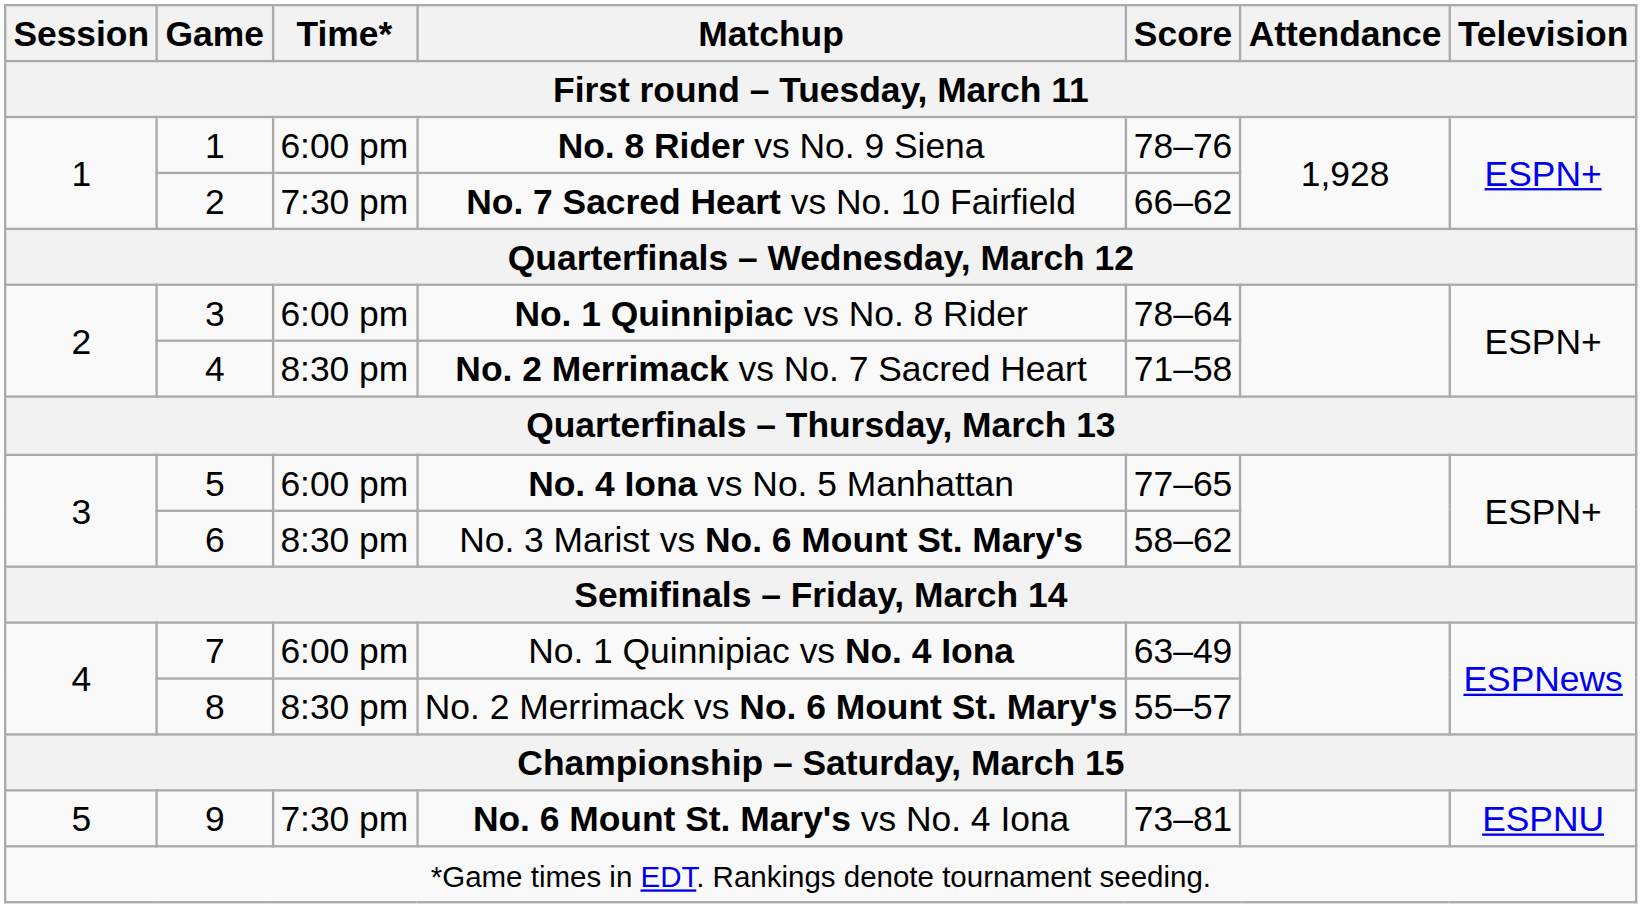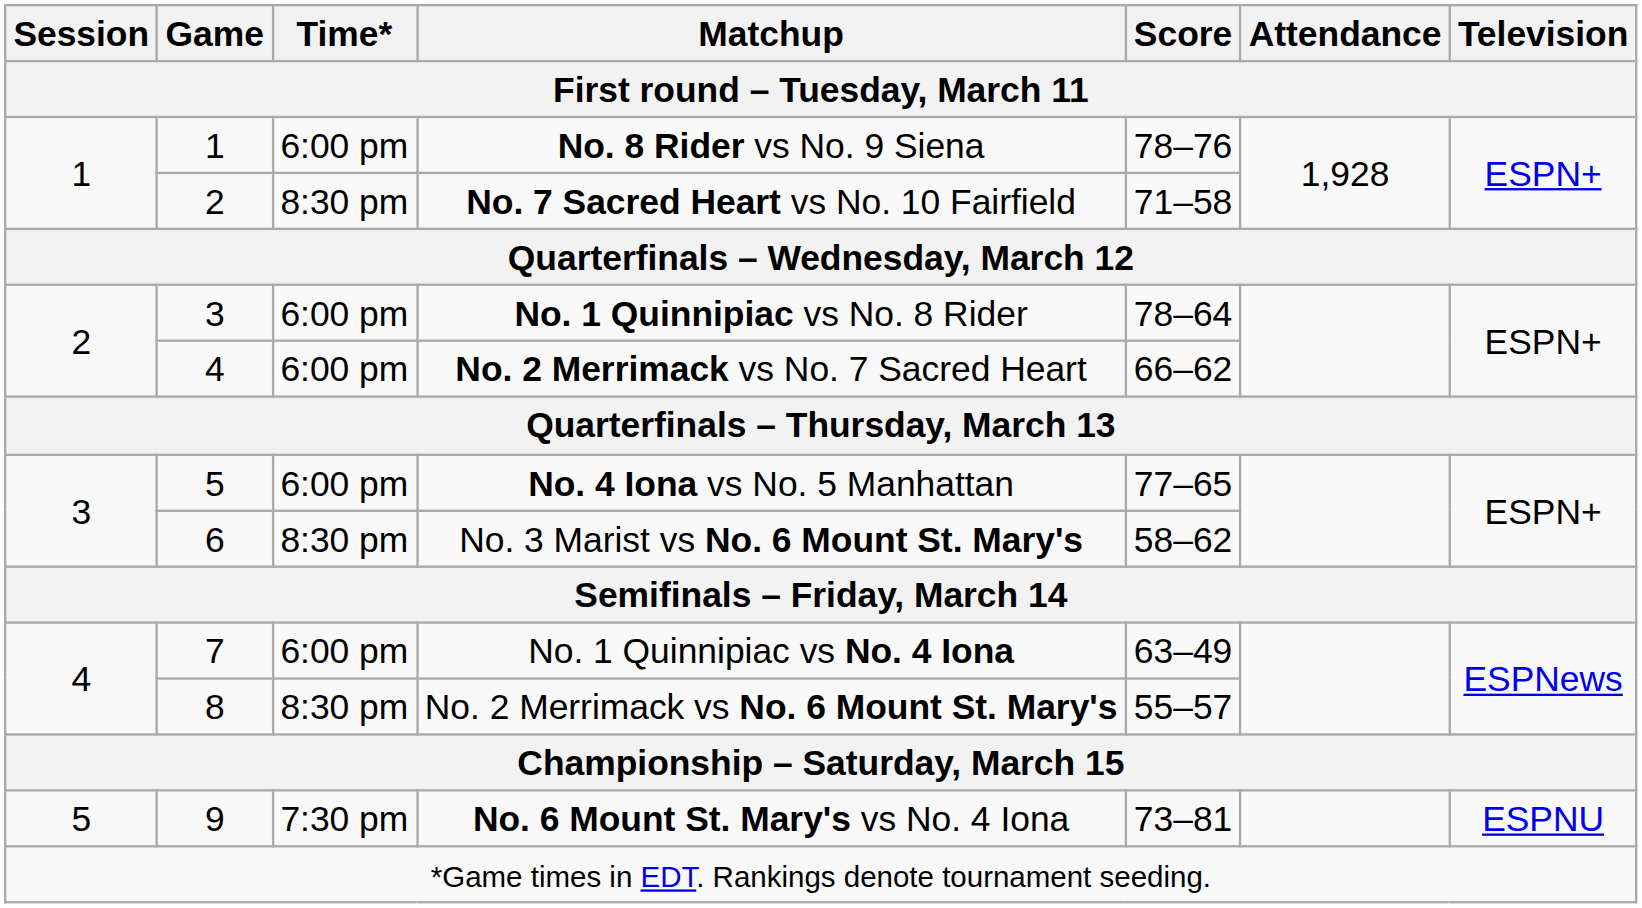(344, 202) 7:30 pm -> (344, 202) 8:30 pm
(1183, 202) 66–62 -> (1183, 202) 71–58
(344, 370) 8:30 pm -> (344, 370) 6:00 pm
(1183, 370) 71–58 -> (1183, 370) 66–62
